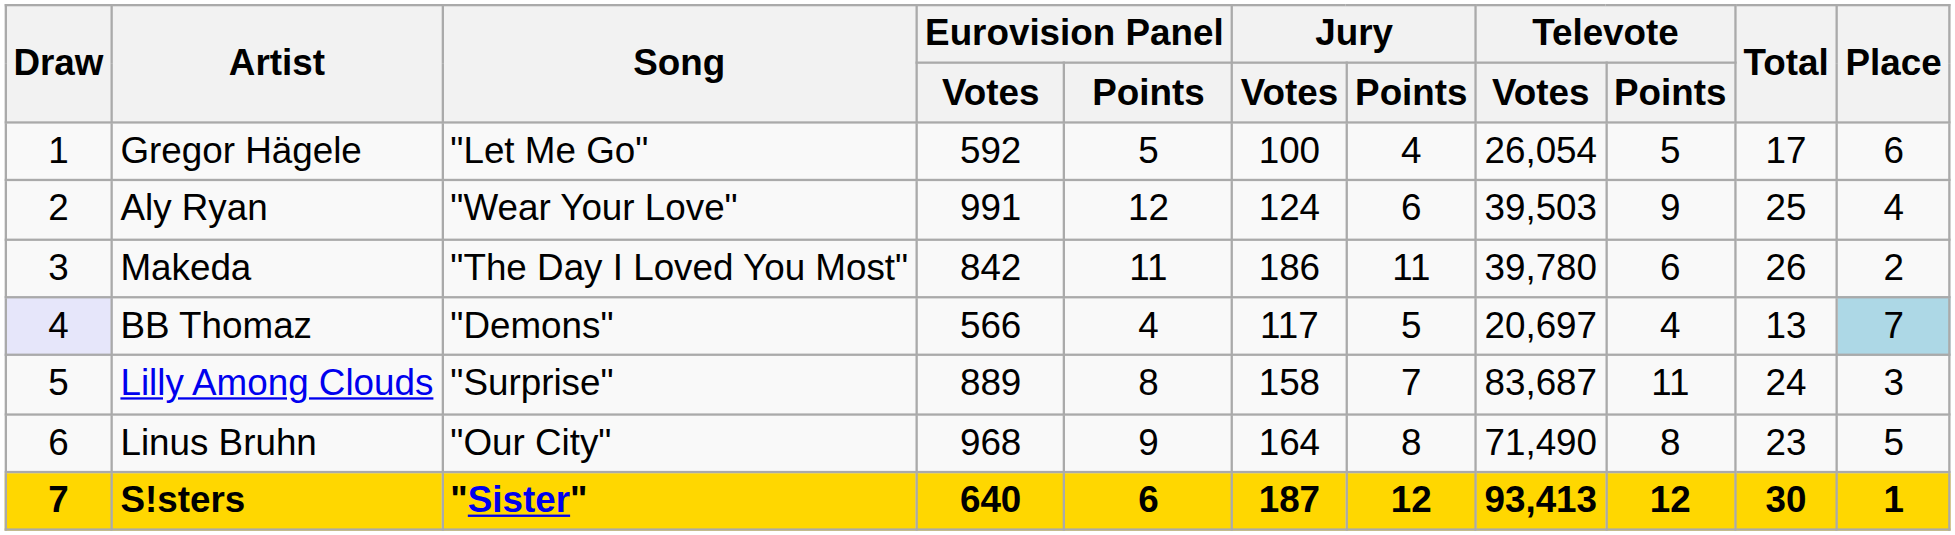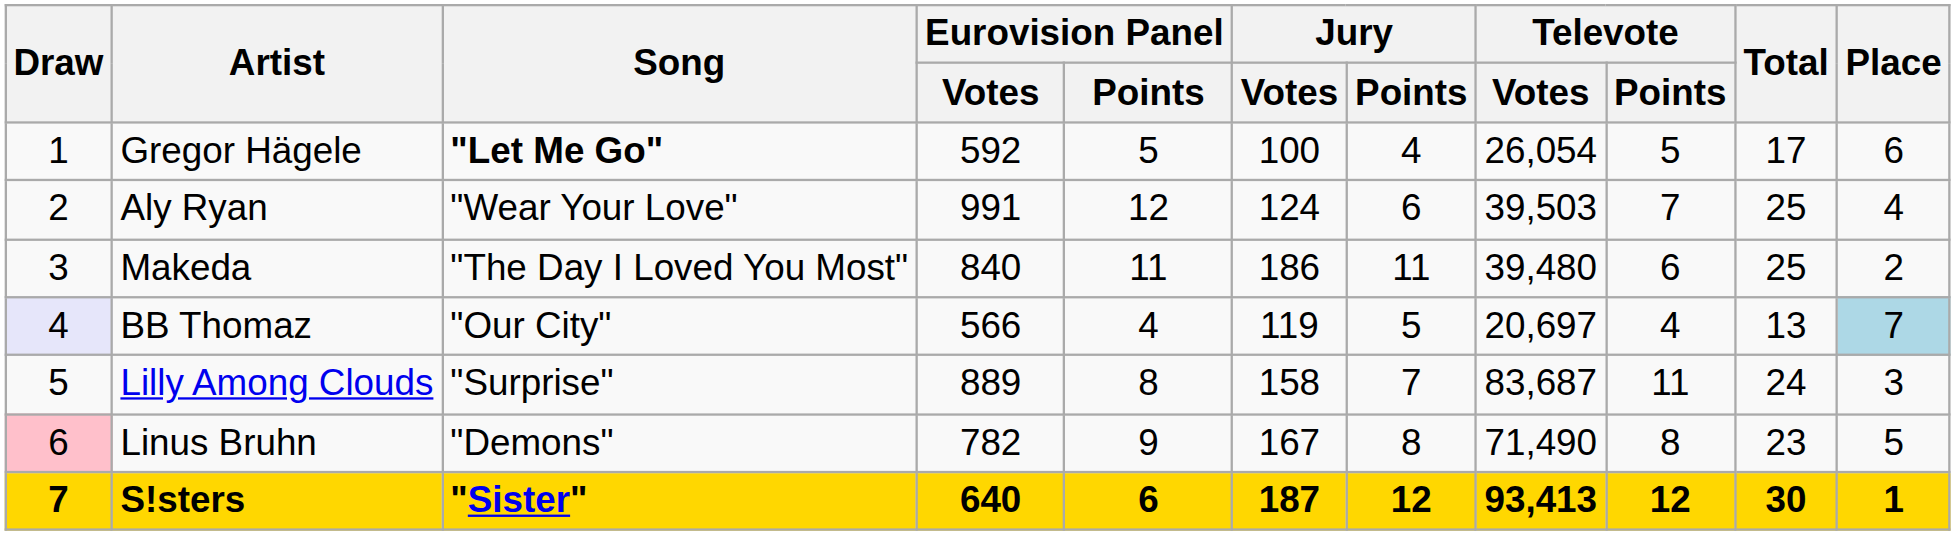(549, 150) normal -> (557, 150) bold
(1670, 208) 9 -> (1670, 208) 7
(991, 267) 842 -> (991, 267) 840
(1541, 267) 39,780 -> (1541, 267) 39,480
(1786, 267) 26 -> (1786, 267) 25
(532, 325) "Demons" -> (531, 325) "Our City"
(1289, 325) 117 -> (1289, 325) 119
(58, 442) no background -> (58, 442) pink background
(531, 442) "Our City" -> (532, 442) "Demons"
(991, 442) 968 -> (991, 442) 782
(1289, 442) 164 -> (1289, 442) 167
